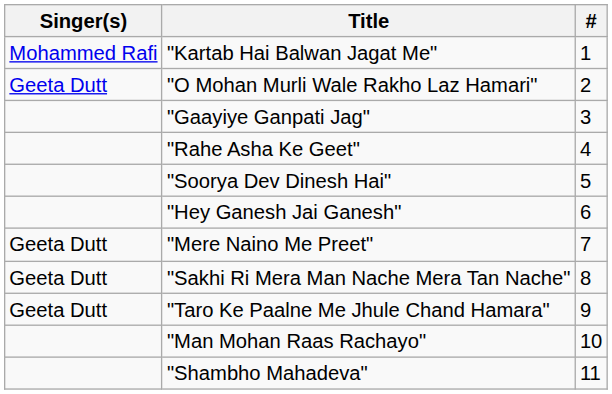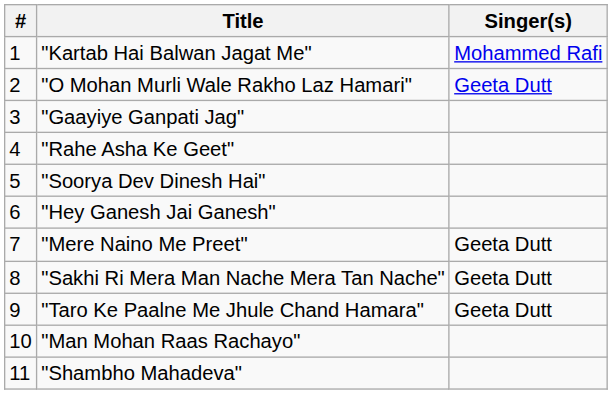columns swapped: (591, 21) <-> (83, 21)
